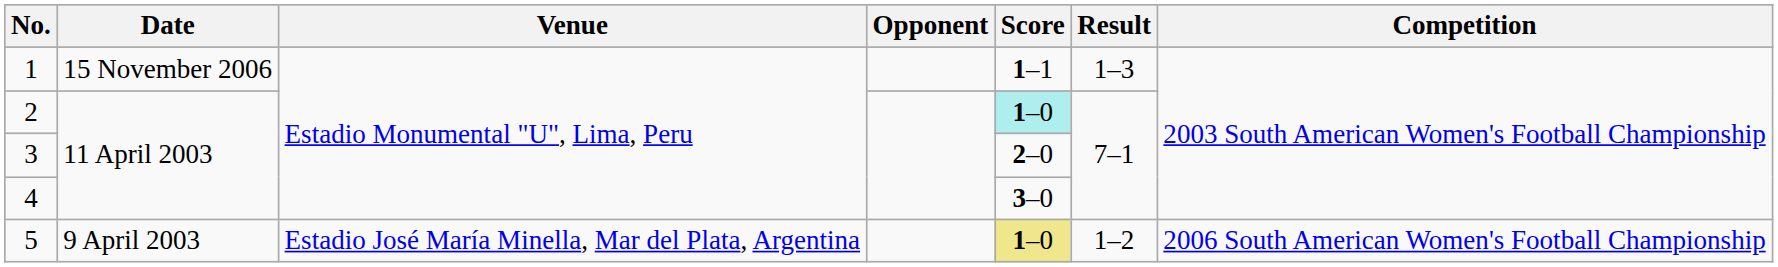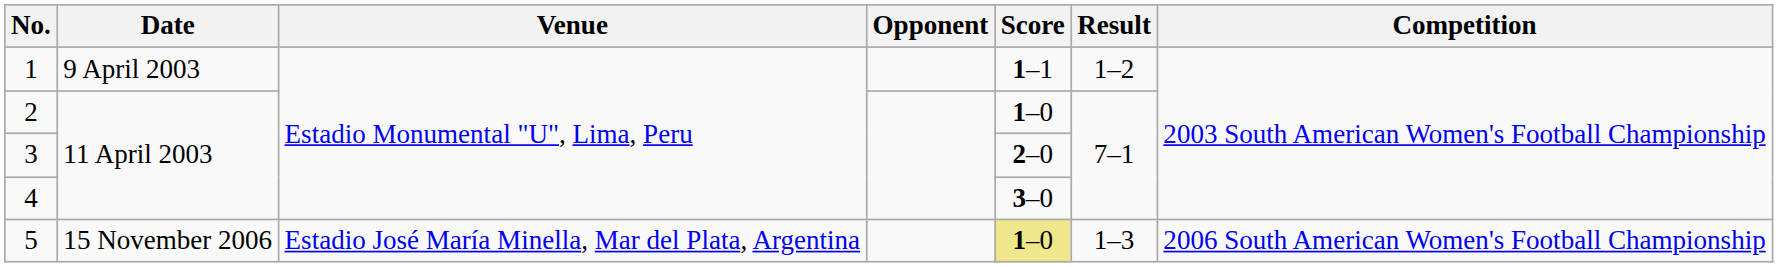(168, 68) 15 November 2006 -> (132, 68) 9 April 2003
(1114, 68) 1–3 -> (1114, 68) 1–2
(1033, 111) paleturquoise background -> (1033, 111) no background
(132, 240) 9 April 2003 -> (168, 240) 15 November 2006
(1114, 240) 1–2 -> (1114, 240) 1–3
